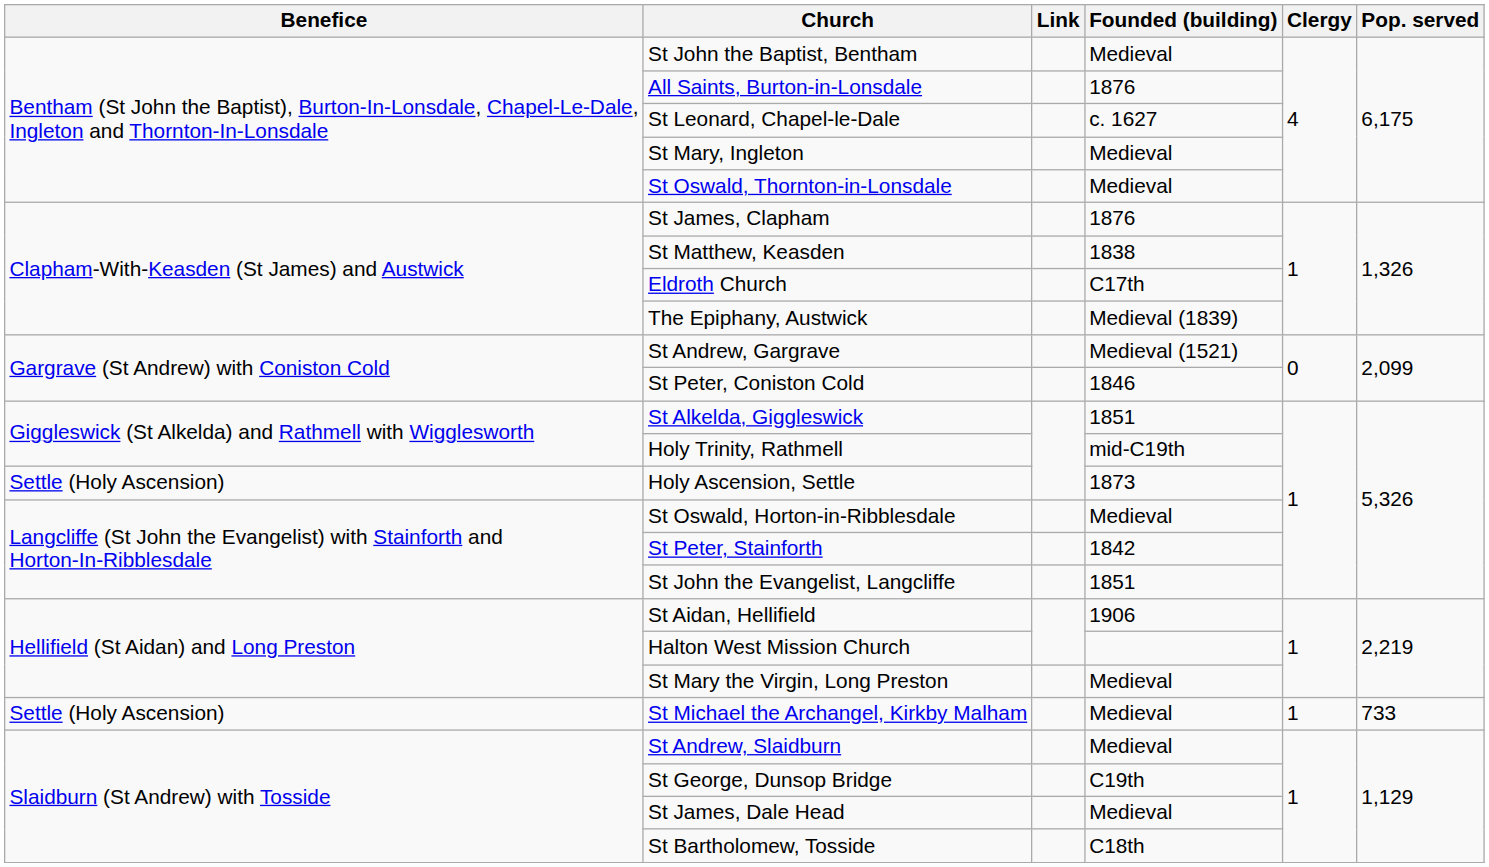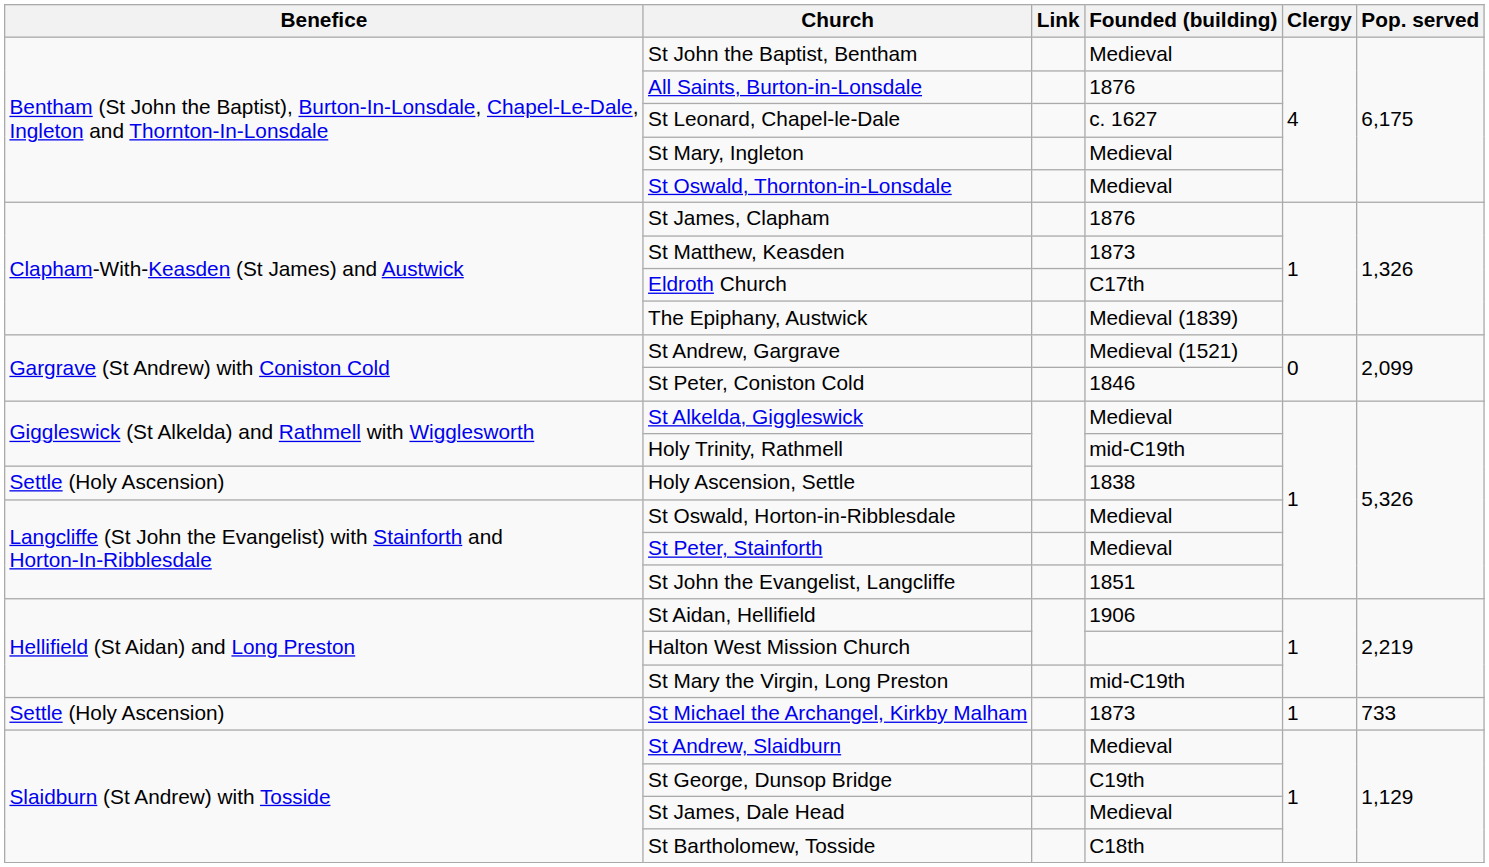(1112, 251) 1838 -> (1112, 251) 1873
(1112, 416) 1851 -> (1131, 416) Medieval
(1112, 482) 1873 -> (1112, 482) 1838
(1112, 548) 1842 -> (1131, 548) Medieval
(1131, 680) Medieval -> (1137, 680) mid-C19th
(1131, 713) Medieval -> (1112, 713) 1873
